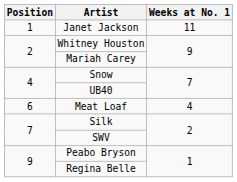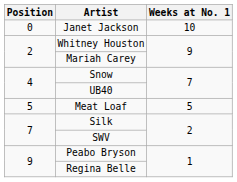(30, 28) 1 -> (30, 28) 0
(190, 28) 11 -> (190, 28) 10
(30, 106) 6 -> (30, 106) 5
(190, 106) 4 -> (190, 106) 5
